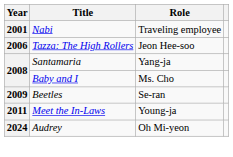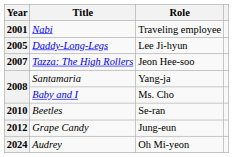+ row: (70, 45)
(17, 45) 2006 -> (17, 62) 2007
(17, 95) 2009 -> (17, 111) 2010
- row: (69, 111)
+ row: (60, 128)
